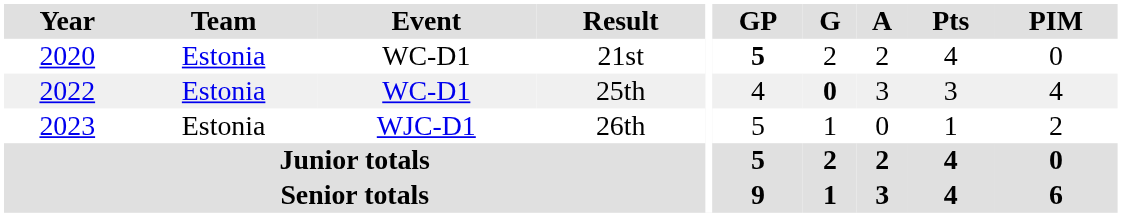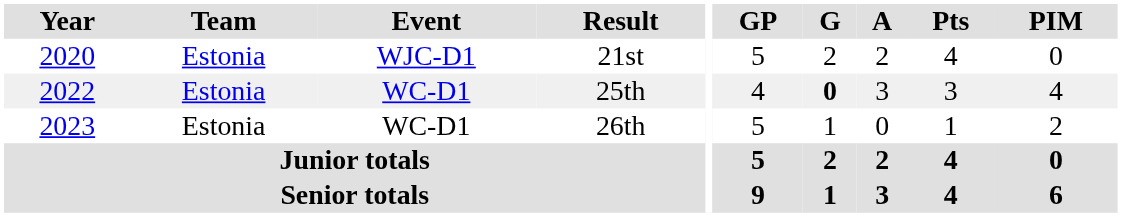(426, 55) WC-D1 -> (426, 55) WJC-D1
(758, 55) bold -> (758, 55) normal
(426, 125) WJC-D1 -> (426, 125) WC-D1
